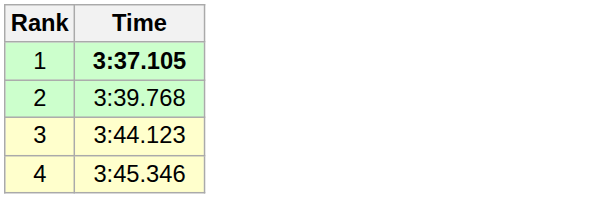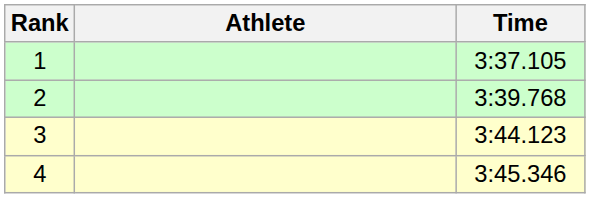+ column: (265, 23)
(140, 60) bold -> (520, 60) normal
